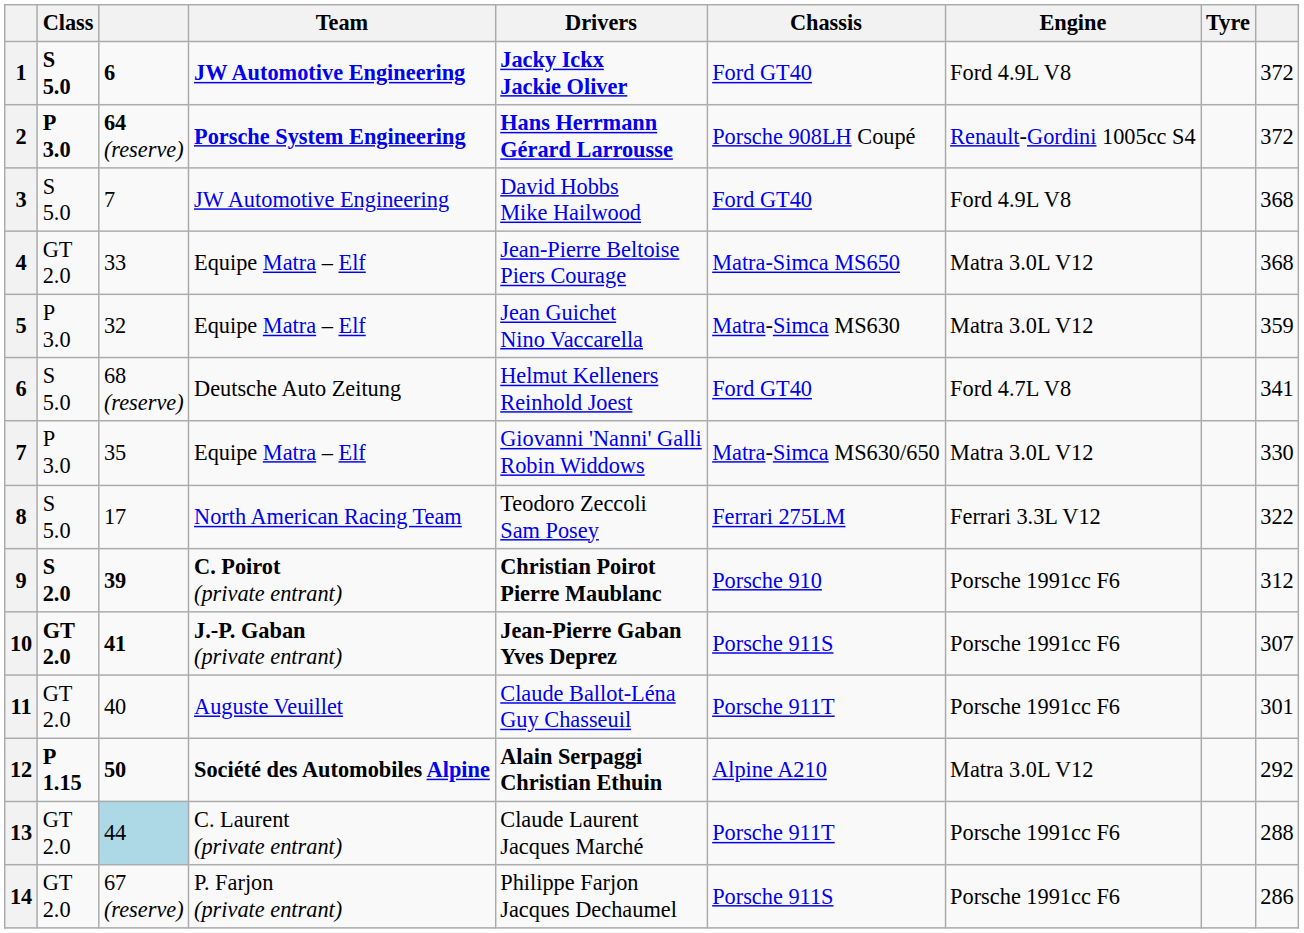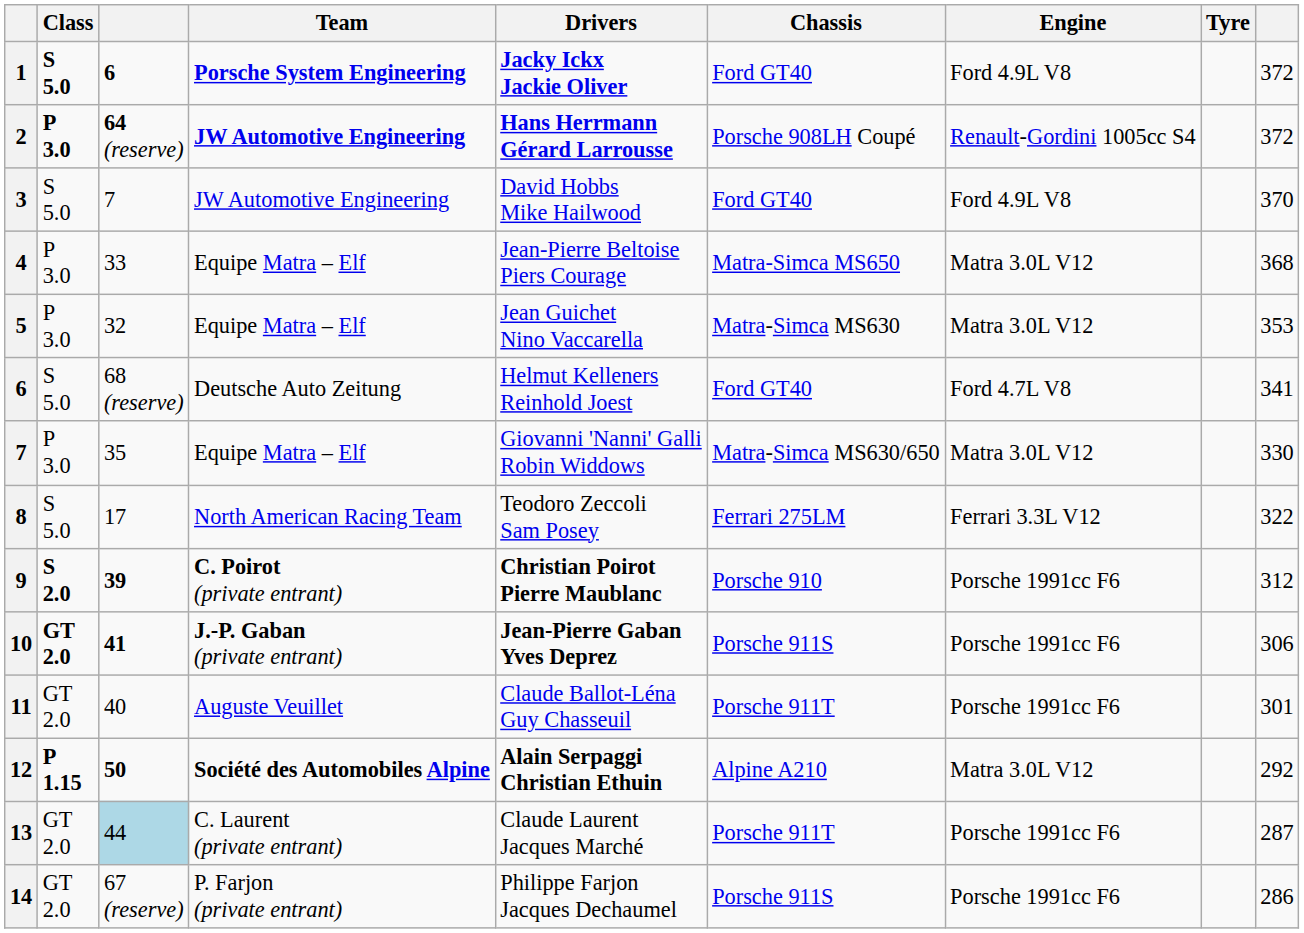(330, 73) JW Automotive Engineering -> (330, 73) Porsche System Engineering
(330, 136) Porsche System Engineering -> (330, 136) JW Automotive Engineering
(1277, 199) 368 -> (1277, 199) 370
(58, 263) GT 2.0 -> (57, 263) P 3.0
(1277, 326) 359 -> (1277, 326) 353
(1277, 642) 307 -> (1277, 642) 306
(1277, 832) 288 -> (1277, 832) 287
